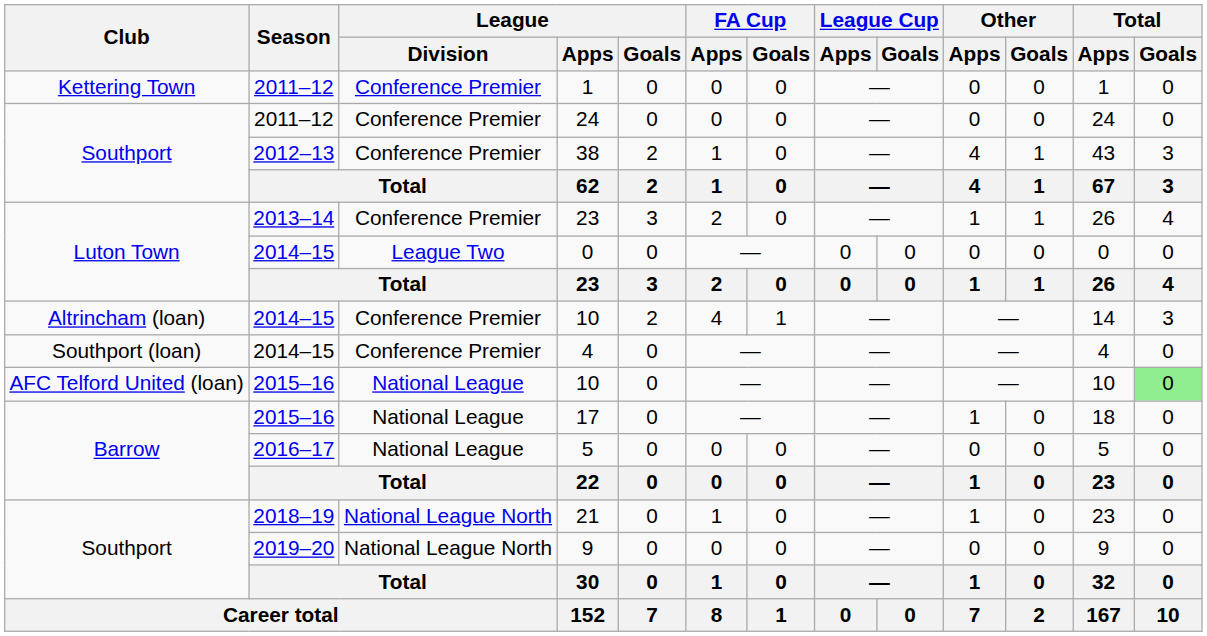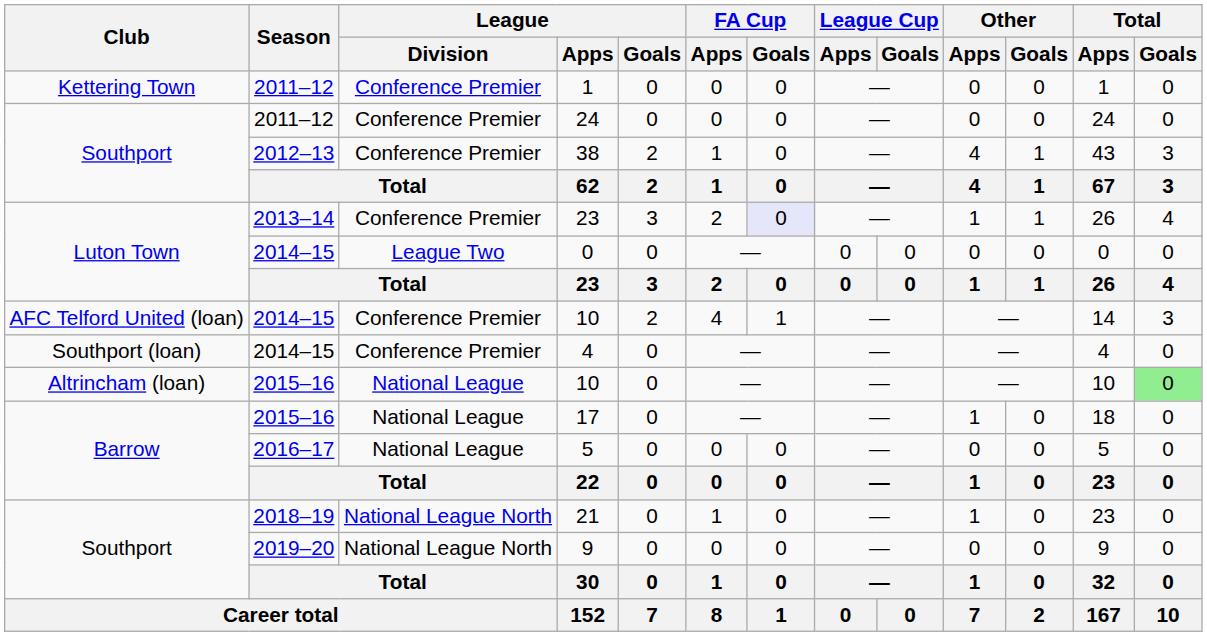(781, 218) no background -> (781, 218) lavender background
(127, 317) Altrincham (loan) -> (127, 317) AFC Telford United (loan)
(127, 383) AFC Telford United (loan) -> (127, 383) Altrincham (loan)
